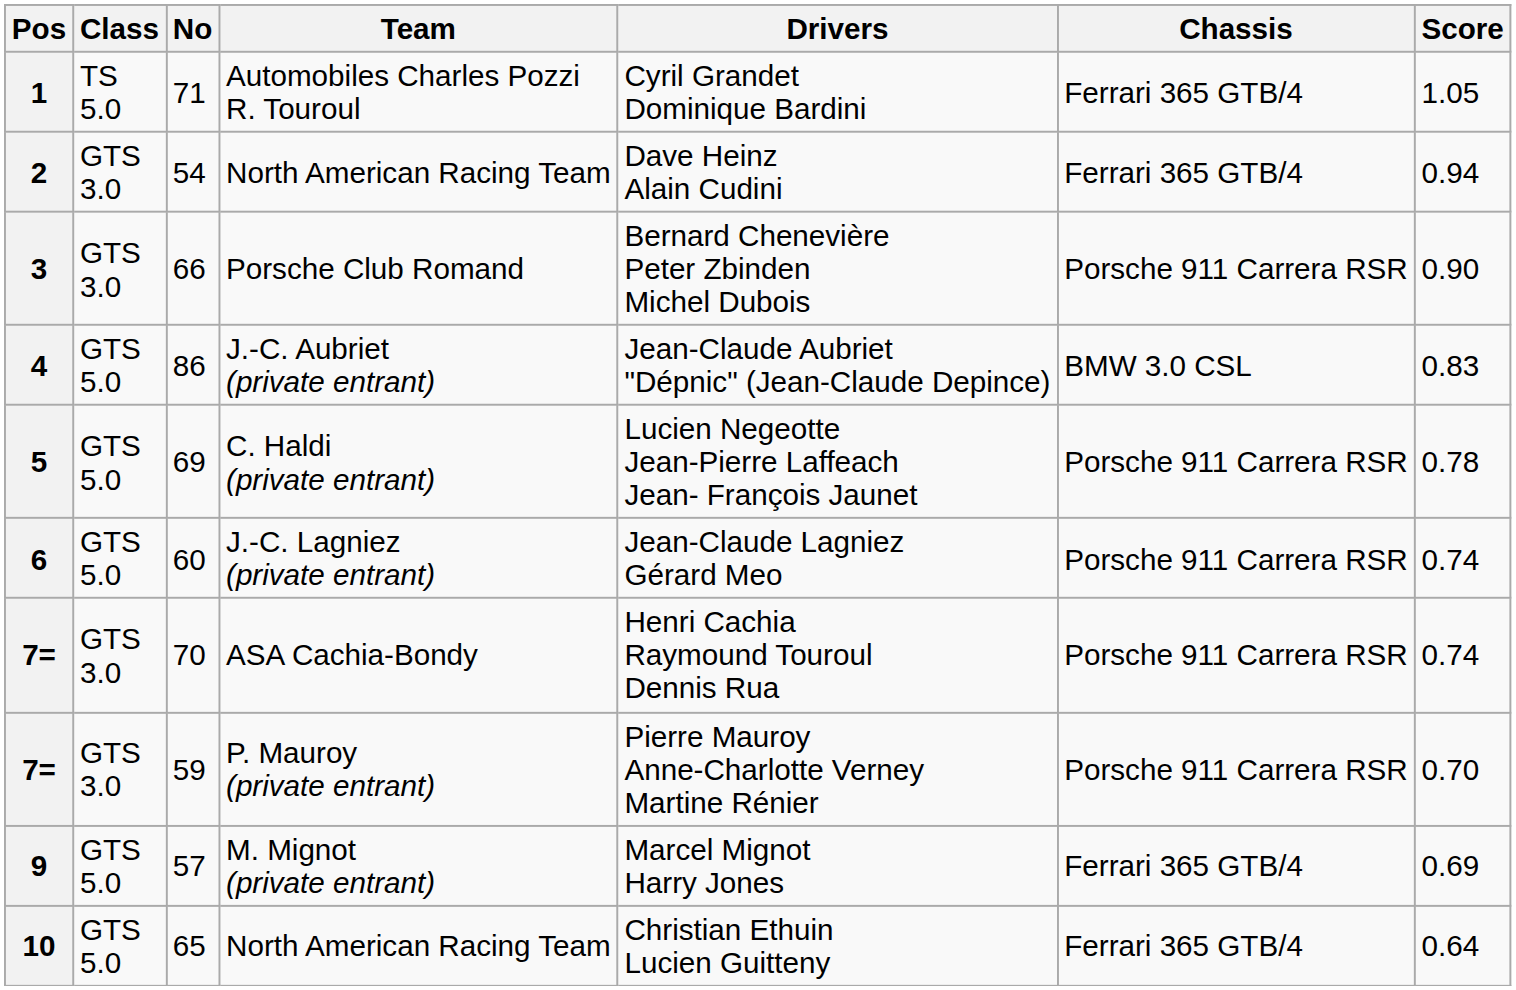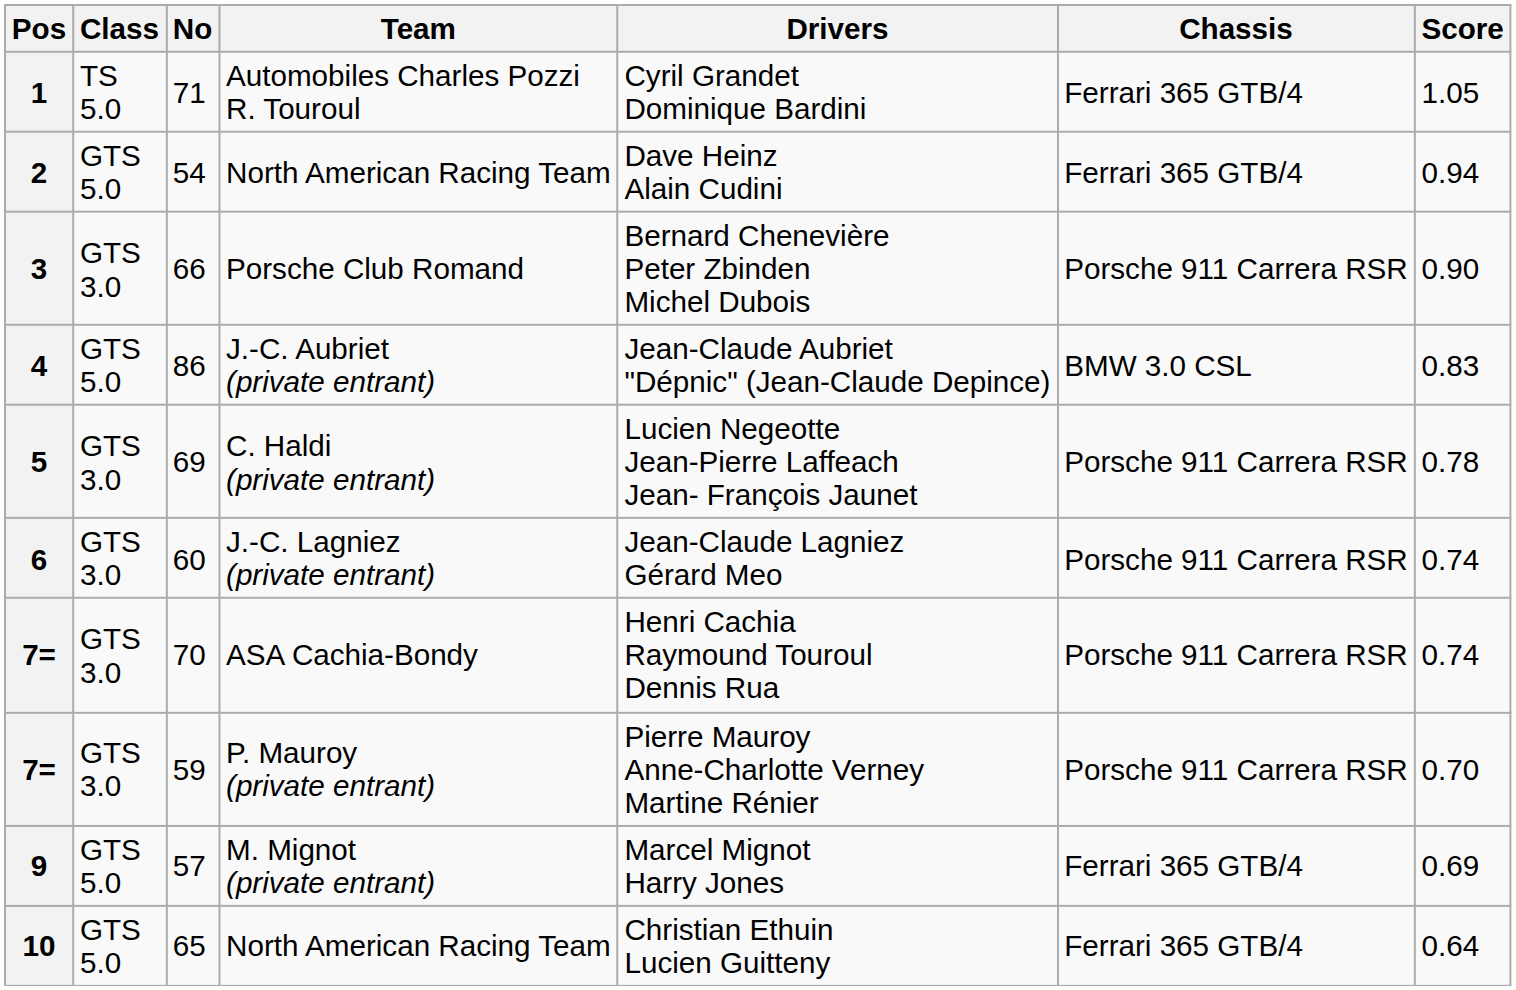(110, 172) GTS 3.0 -> (110, 172) GTS 5.0
(110, 462) GTS 5.0 -> (110, 462) GTS 3.0
(110, 559) GTS 5.0 -> (110, 559) GTS 3.0
